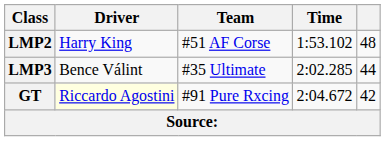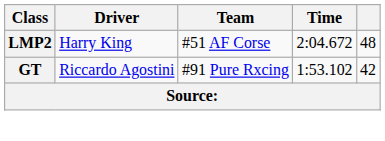(325, 43) 1:53.102 -> (325, 43) 2:04.672
- row: (30, 69)
(117, 95) lightyellow background -> (117, 69) no background
(325, 95) 2:04.672 -> (325, 69) 1:53.102
